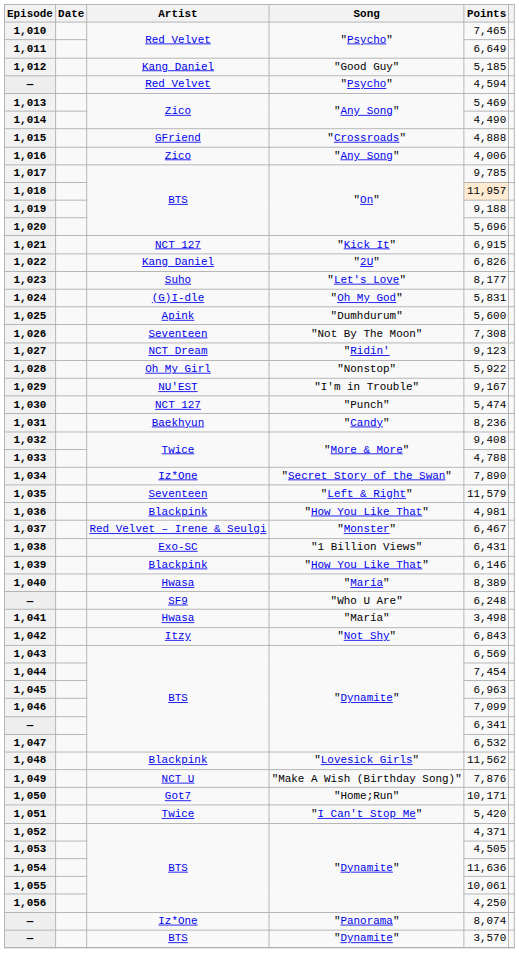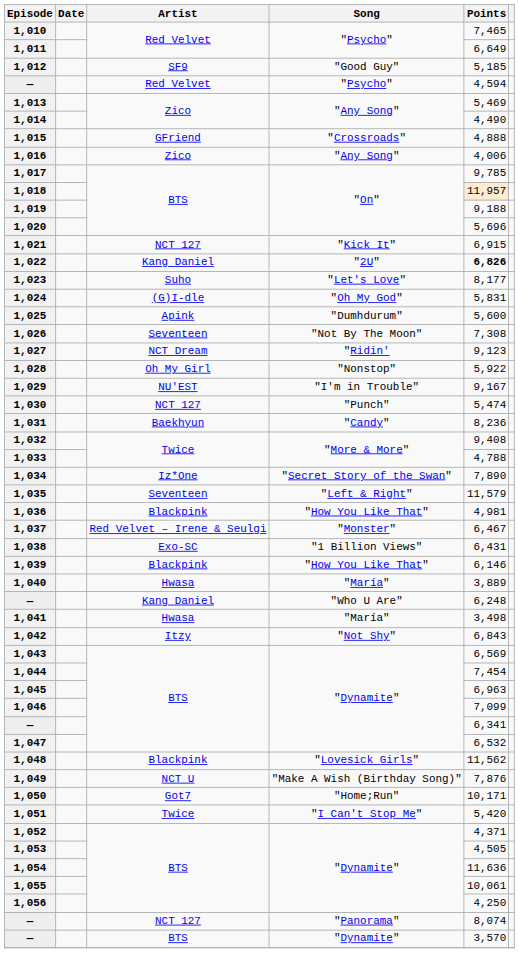(178, 67) Kang Daniel -> (178, 67) SF9
(490, 262) normal -> (490, 262) bold
(490, 583) 8,389 -> (490, 583) 3,889
(178, 601) SF9 -> (178, 601) Kang Daniel
(178, 921) Iz*One -> (178, 921) NCT 127
